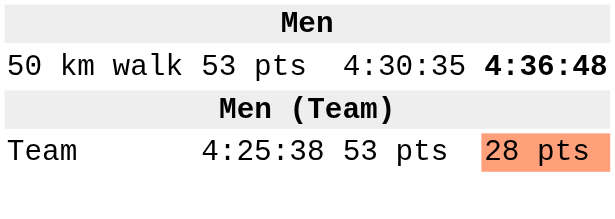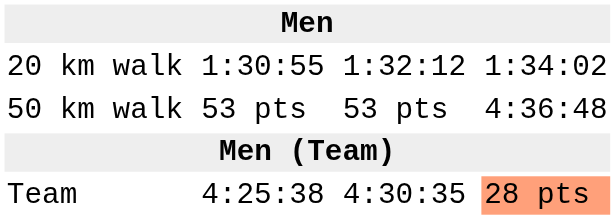+ row: (95, 67)
(404, 67) 4:30:35 -> (396, 110) 53 pts
(546, 67) bold -> (546, 110) normal
(396, 153) 53 pts -> (404, 195) 4:30:35
